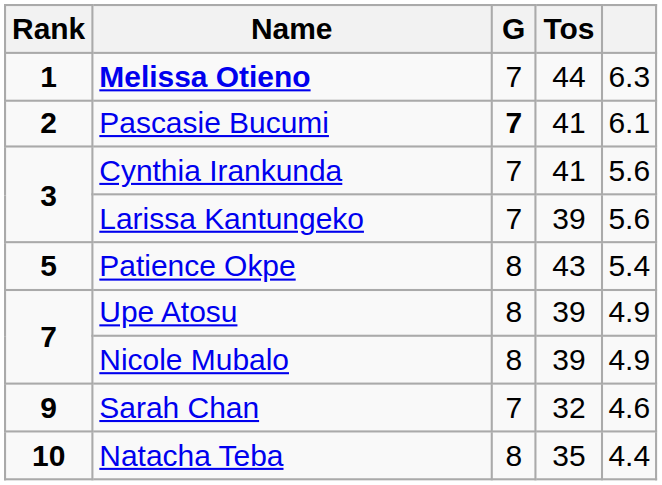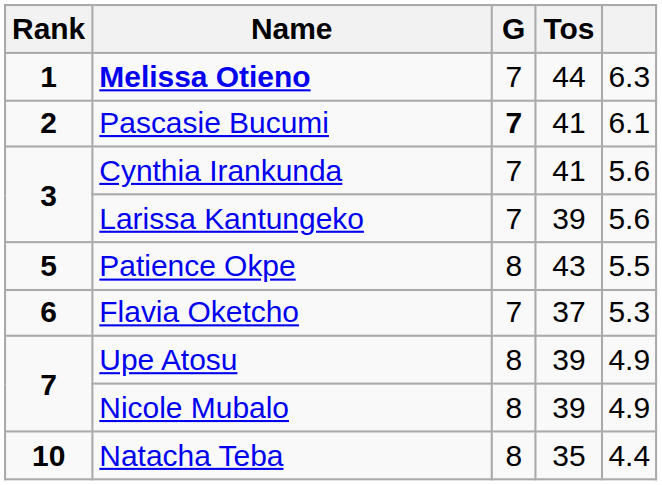(629, 266) 5.4 -> (629, 266) 5.5
+ row: (199, 313)
- row: (179, 408)
